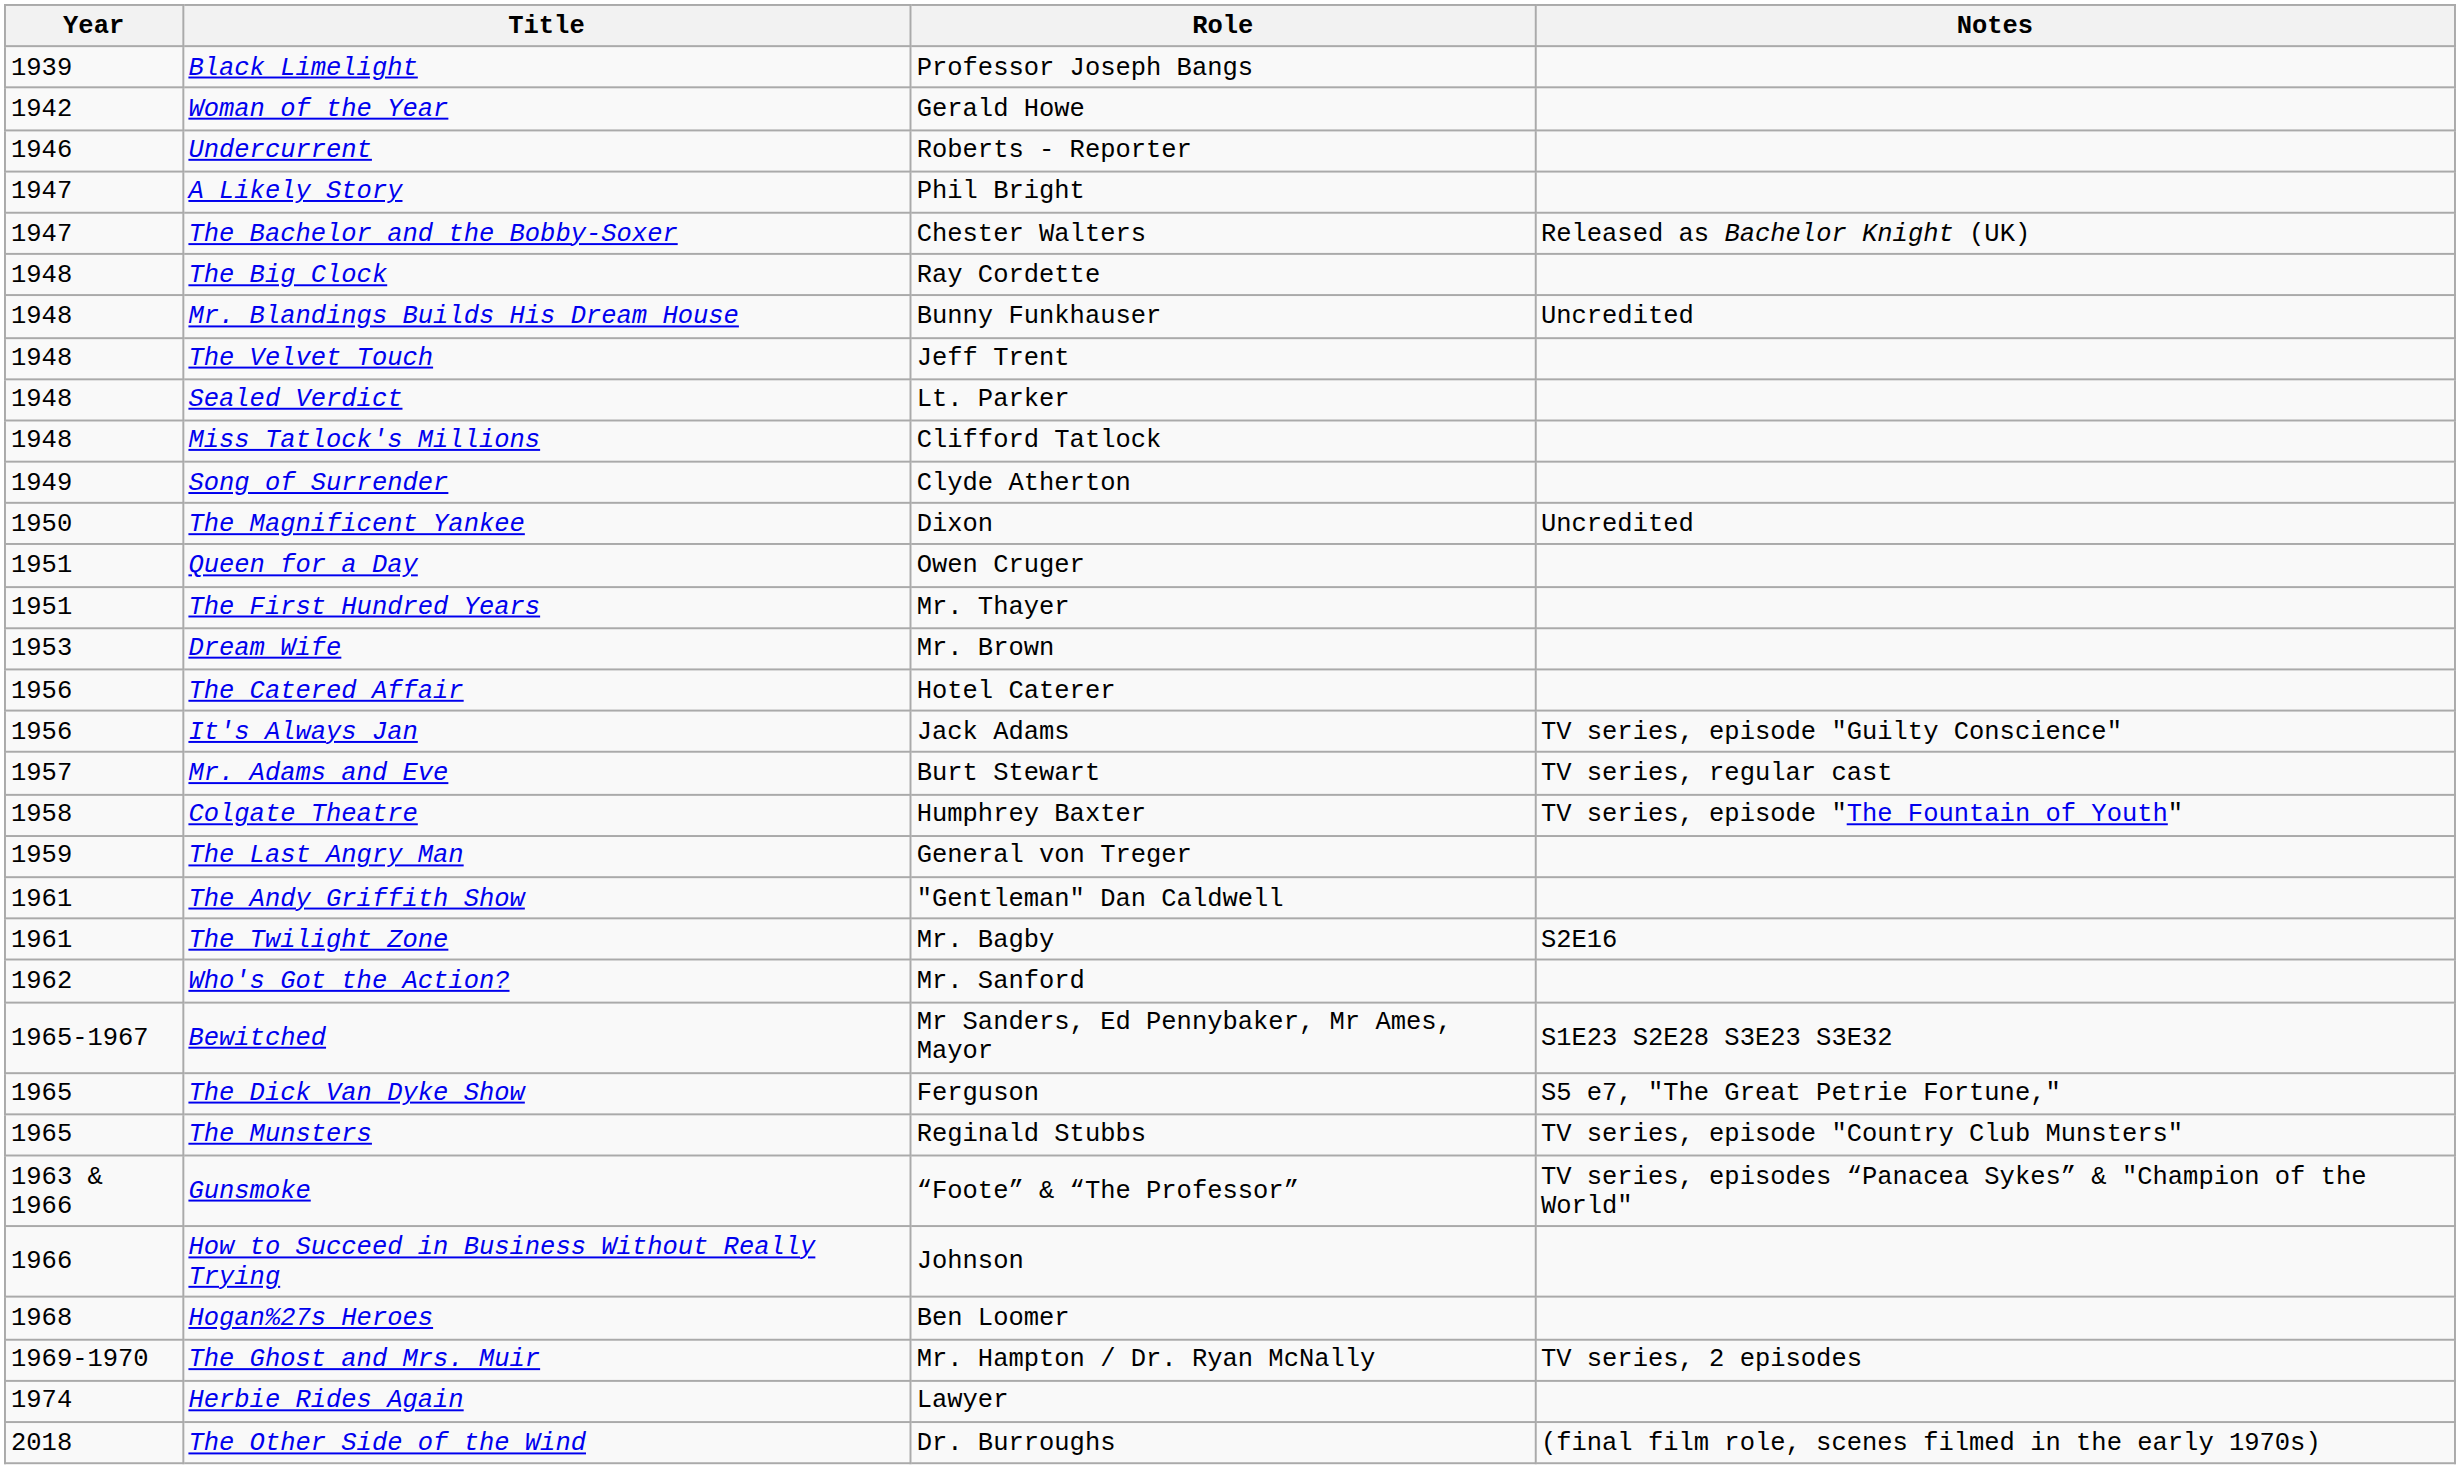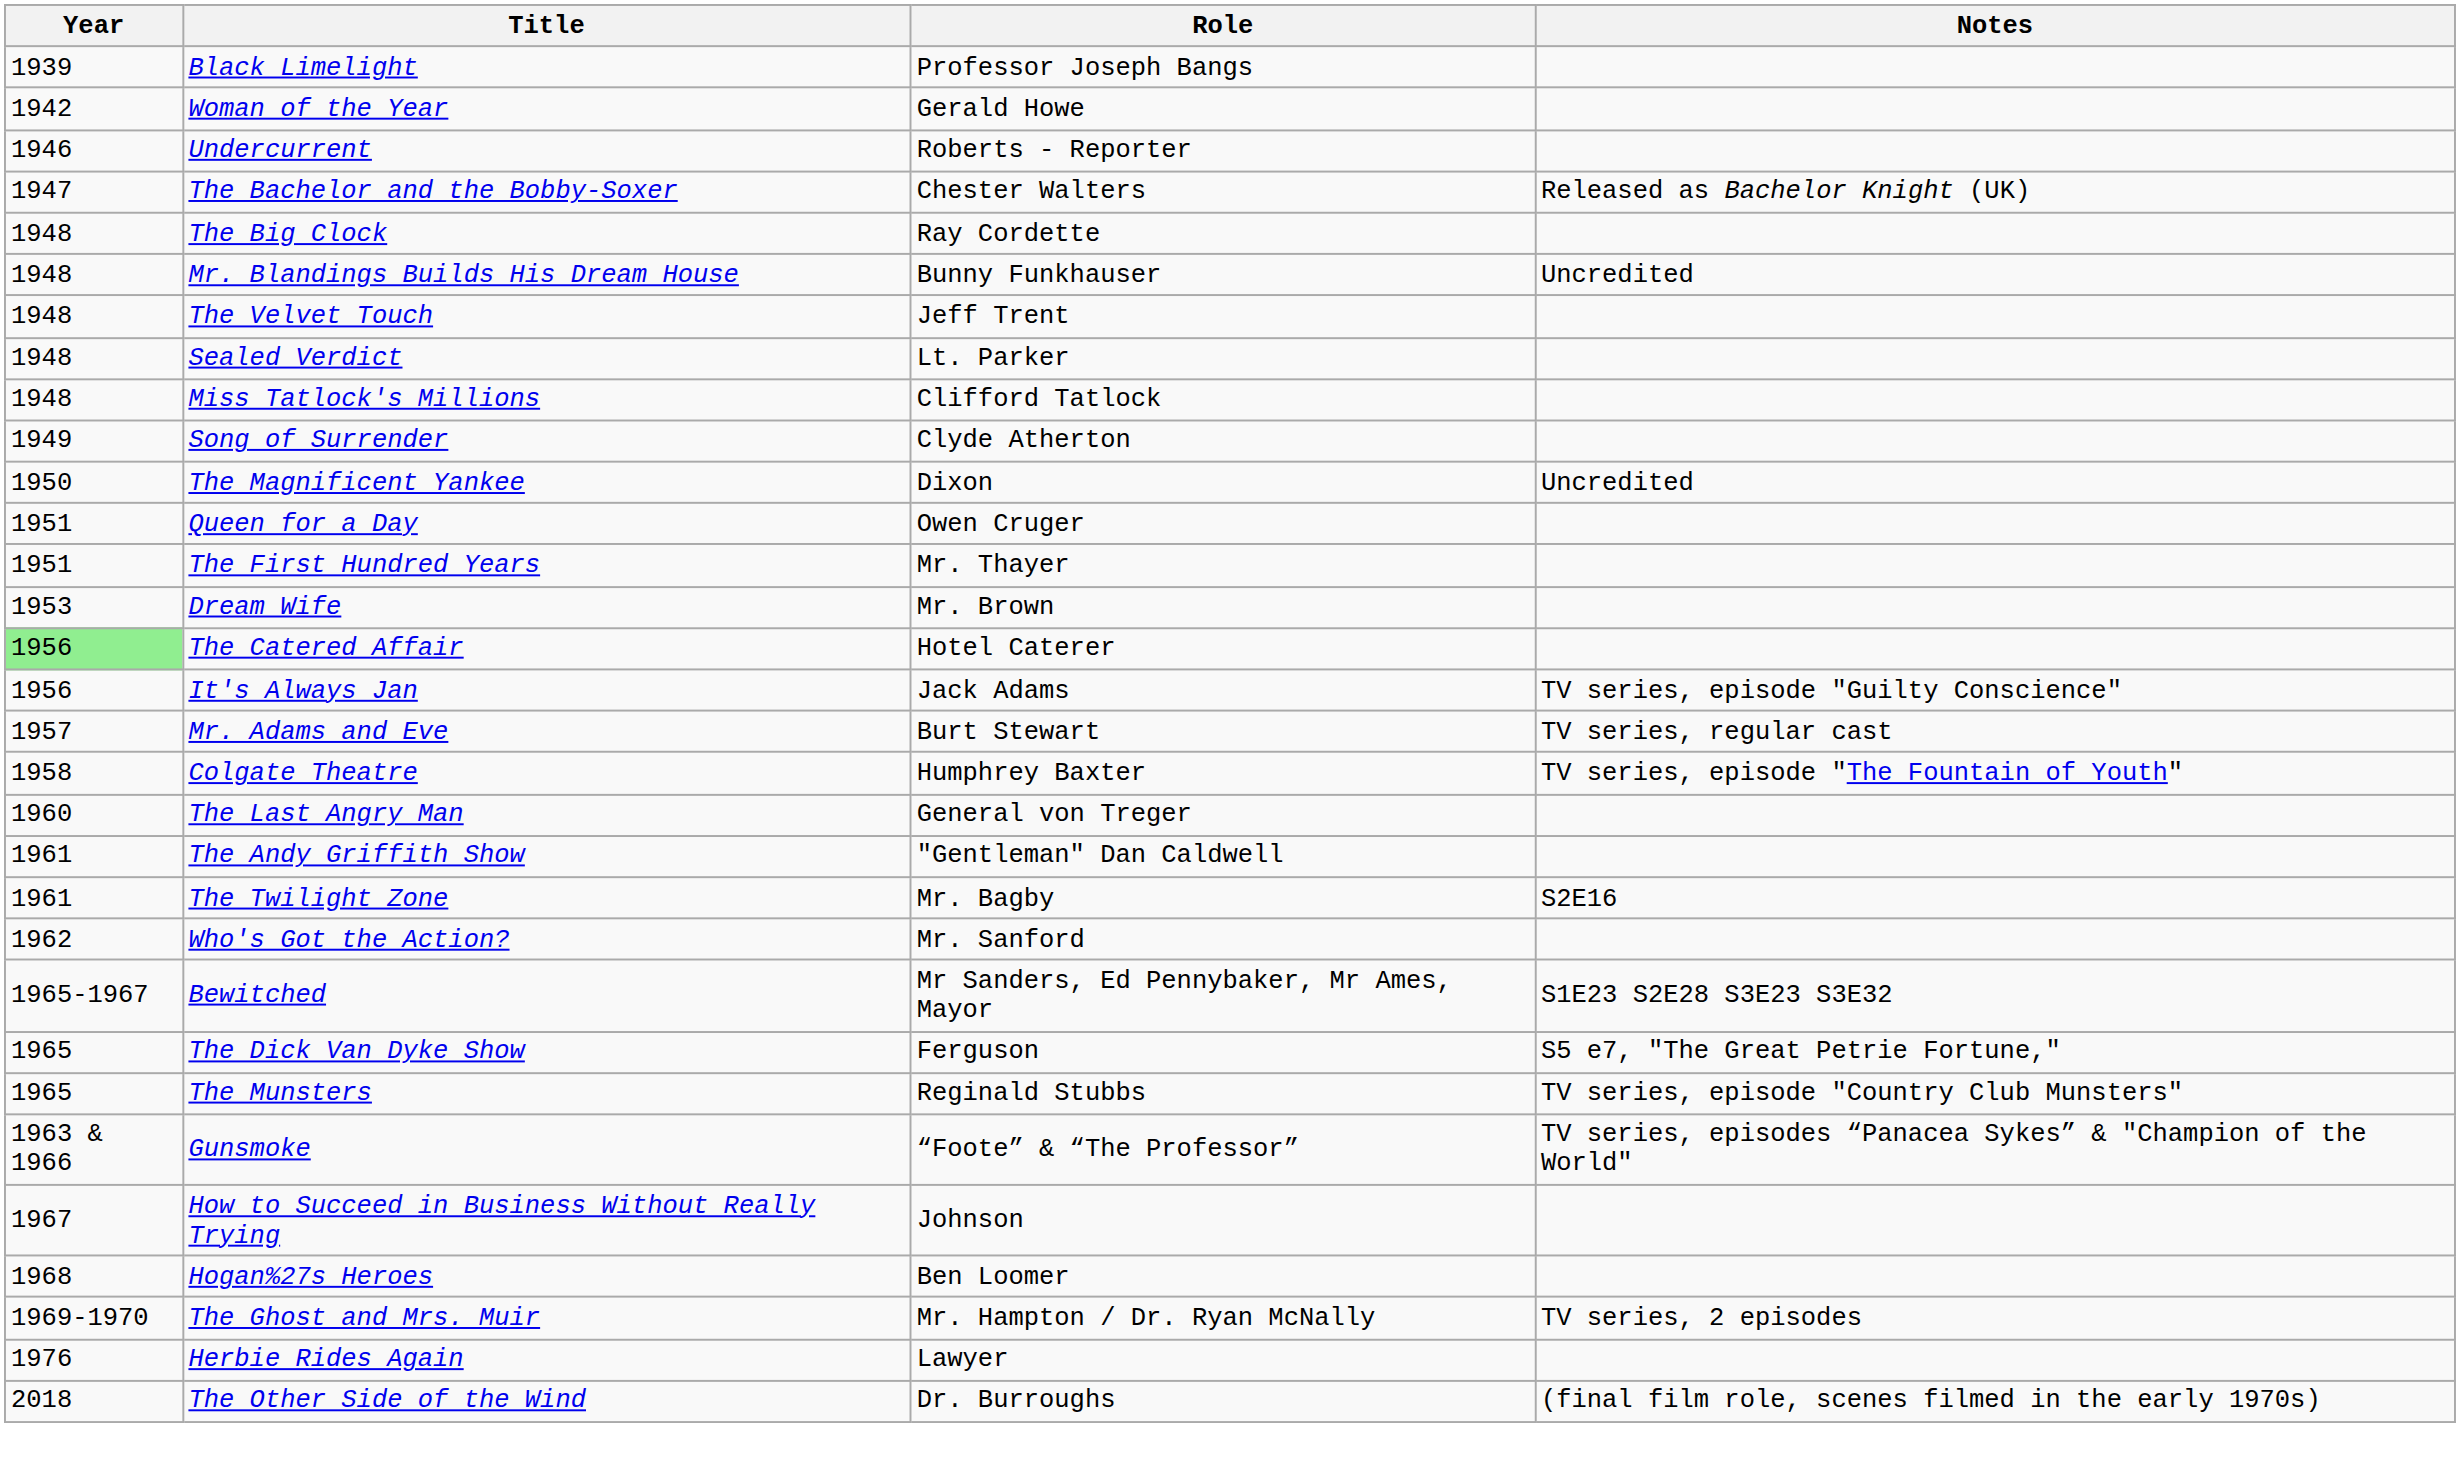- row: (295, 192)
(42, 690) no background -> (42, 649) lightgreen background
(42, 856) 1959 -> (42, 815) 1960
(42, 1262) 1966 -> (42, 1220) 1967
(42, 1401) 1974 -> (42, 1360) 1976
